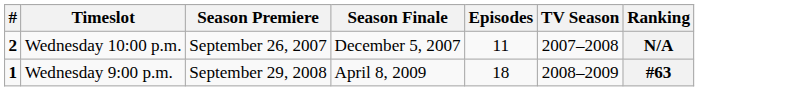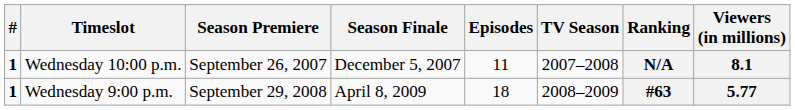+ column: (742, 27)
(13, 45) 2 -> (13, 64) 1
